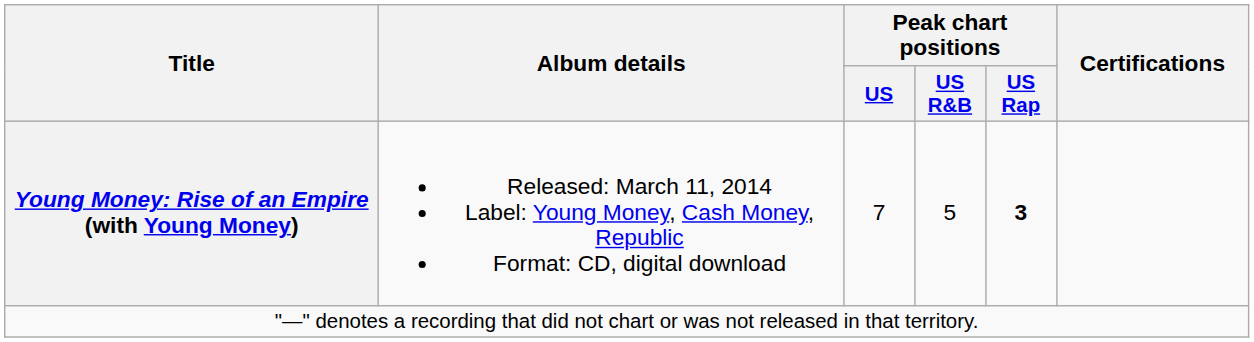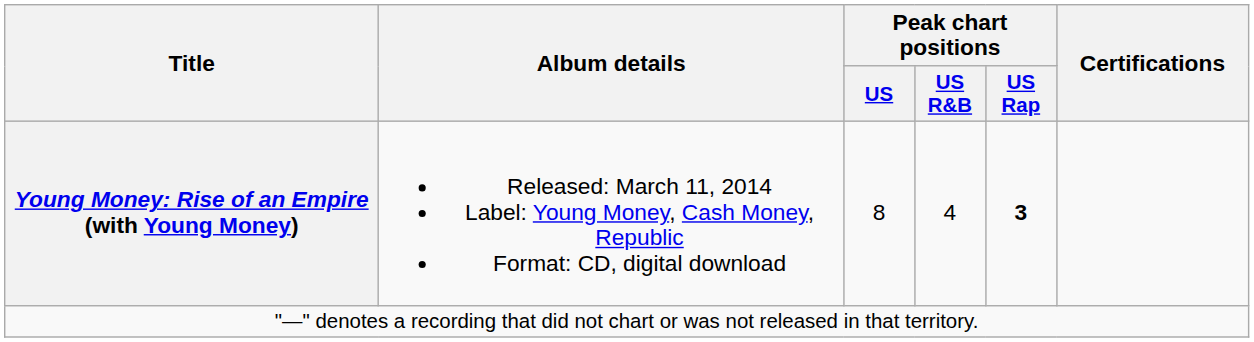(879, 212) 7 -> (879, 212) 8
(950, 212) 5 -> (950, 212) 4
